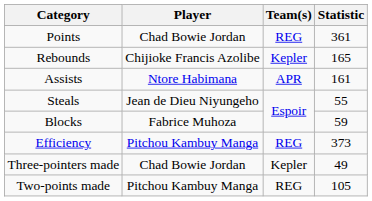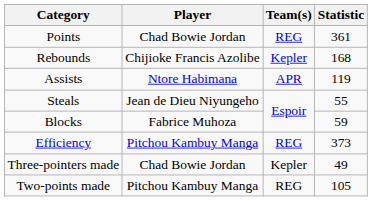(341, 57) 165 -> (341, 57) 168
(341, 79) 161 -> (341, 79) 119
